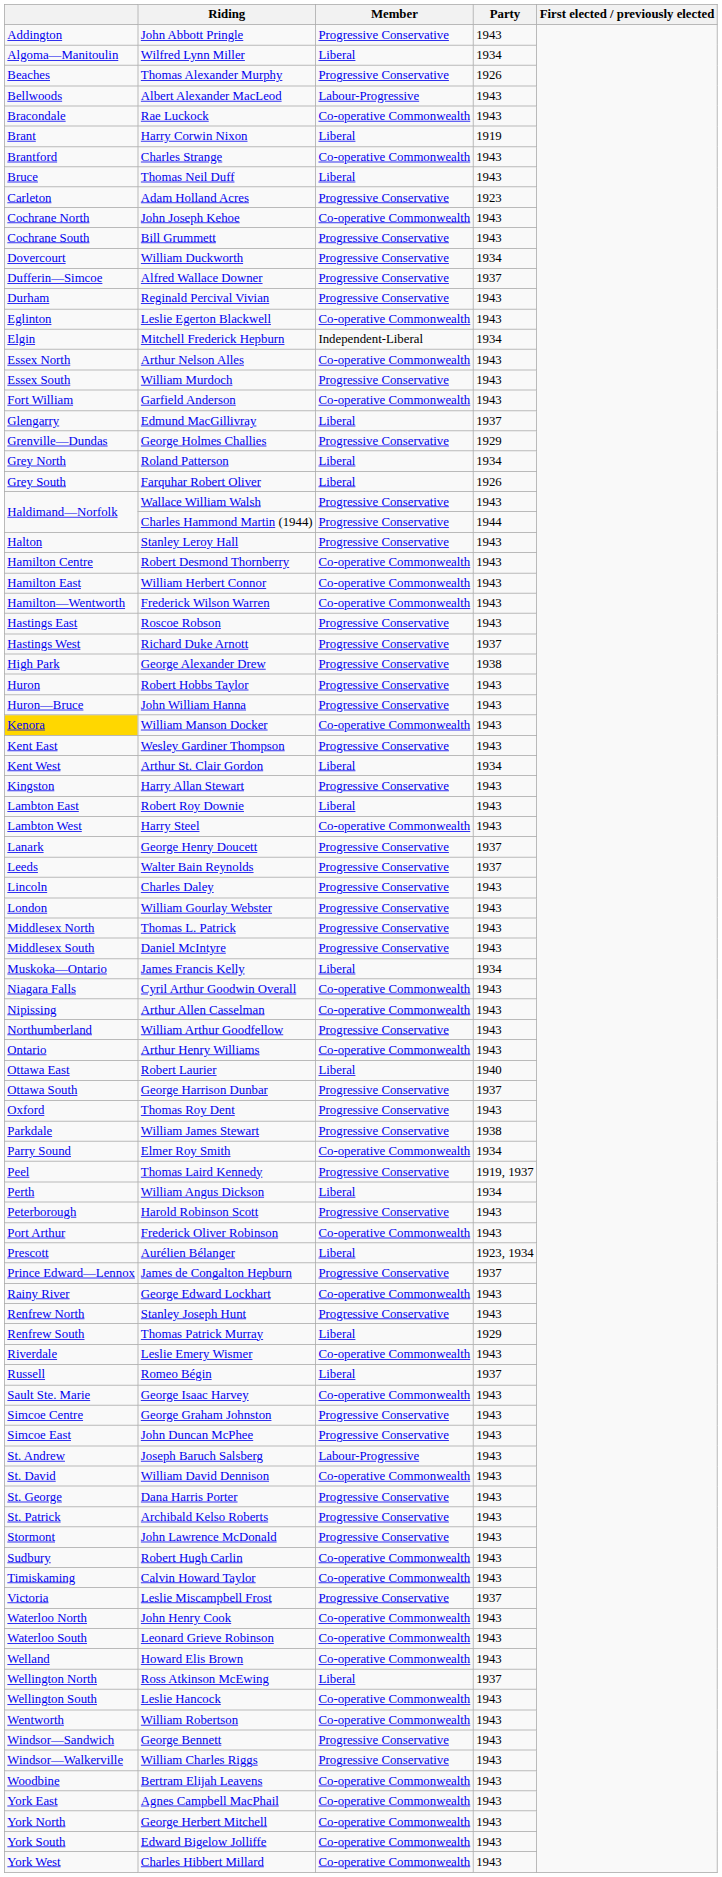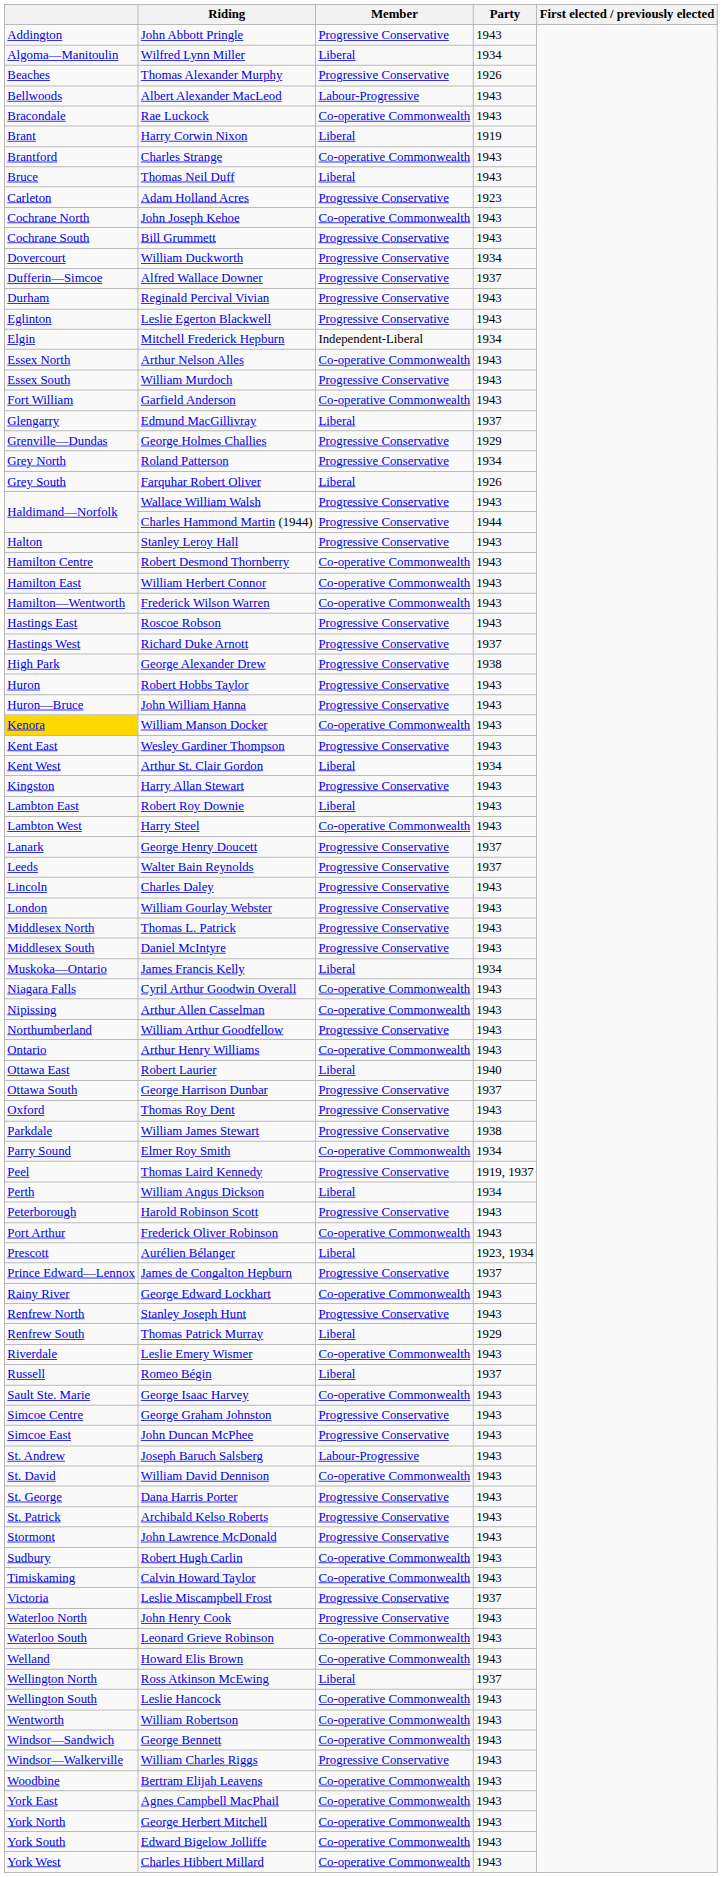(394, 319) Co-operative Commonwealth -> (384, 319) Progressive Conservative
(337, 461) Liberal -> (384, 461) Progressive Conservative
(394, 1618) Co-operative Commonwealth -> (384, 1618) Progressive Conservative
(384, 1740) Progressive Conservative -> (394, 1740) Co-operative Commonwealth
